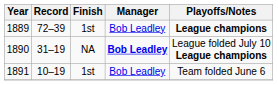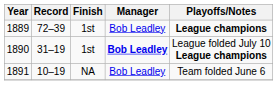(88, 50) NA -> (88, 50) 1st
(88, 71) 1st -> (88, 71) NA
